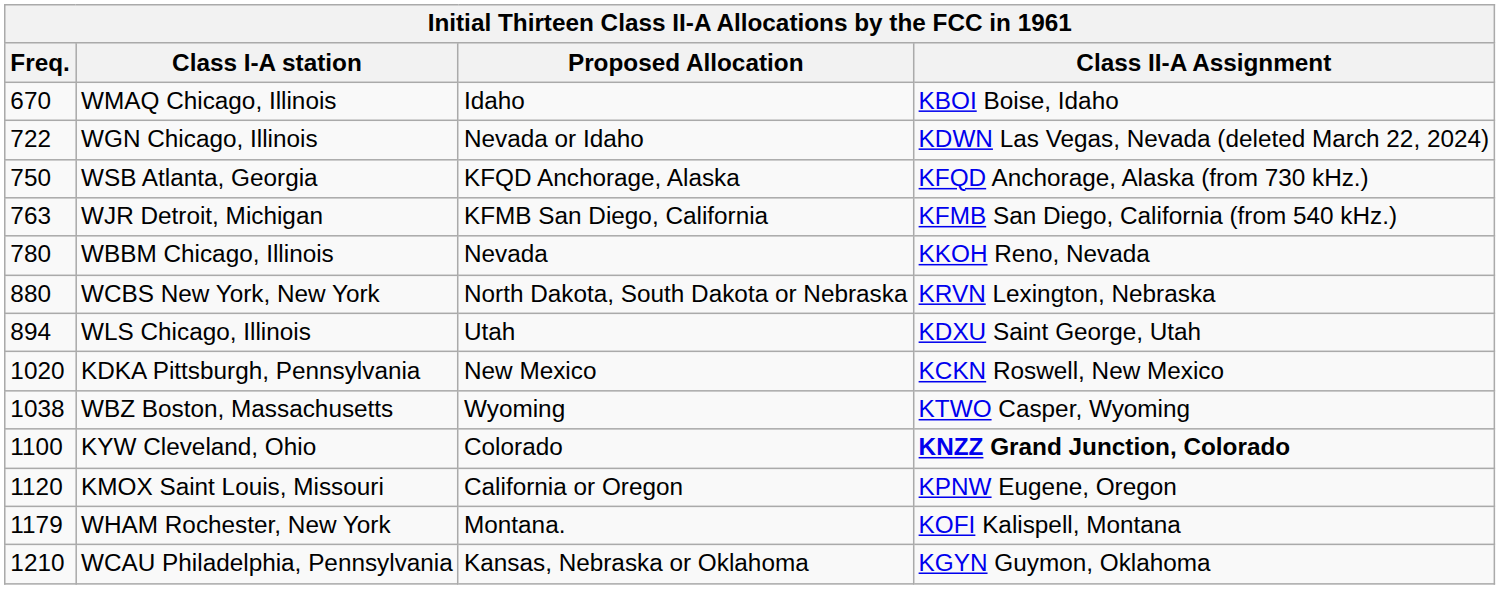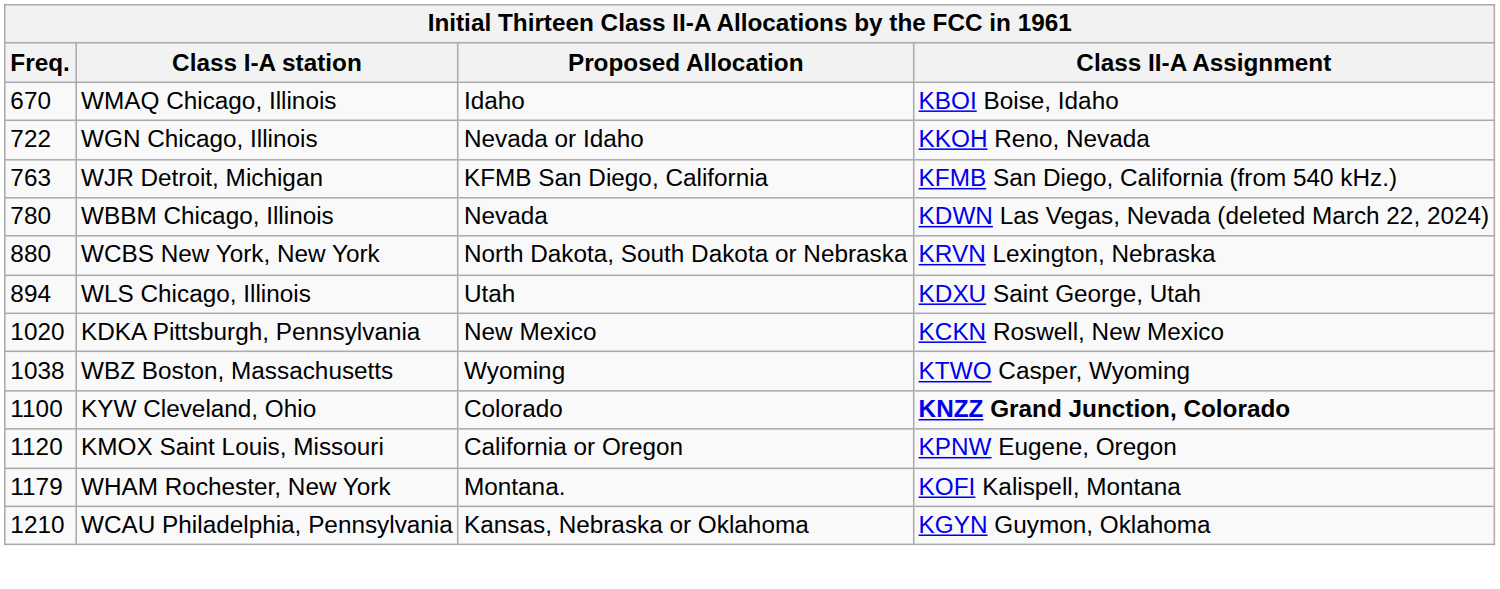(1204, 139) KDWN Las Vegas, Nevada (deleted March 22, 2024) -> (1034, 139) KKOH Reno, Nevada
- row: (199, 178)
(1034, 255) KKOH Reno, Nevada -> (1204, 216) KDWN Las Vegas, Nevada (deleted March 22, 2024)
